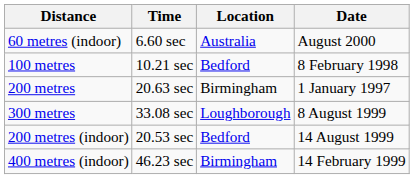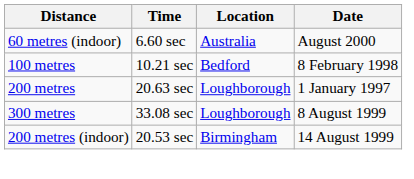(239, 88) Birmingham -> (245, 88) Loughborough
(225, 137) Bedford -> (239, 137) Birmingham
- row: (68, 161)
